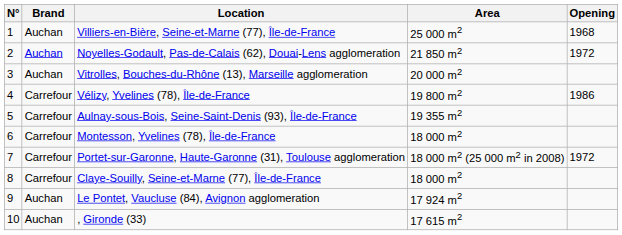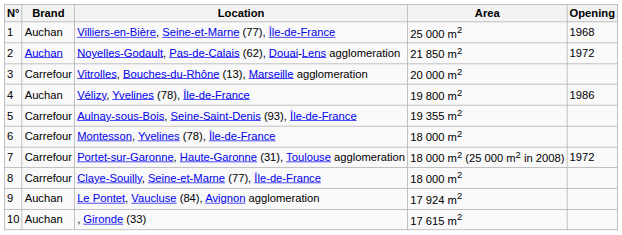(44, 74) Auchan -> (48, 74) Carrefour
(48, 95) Carrefour -> (44, 95) Auchan
